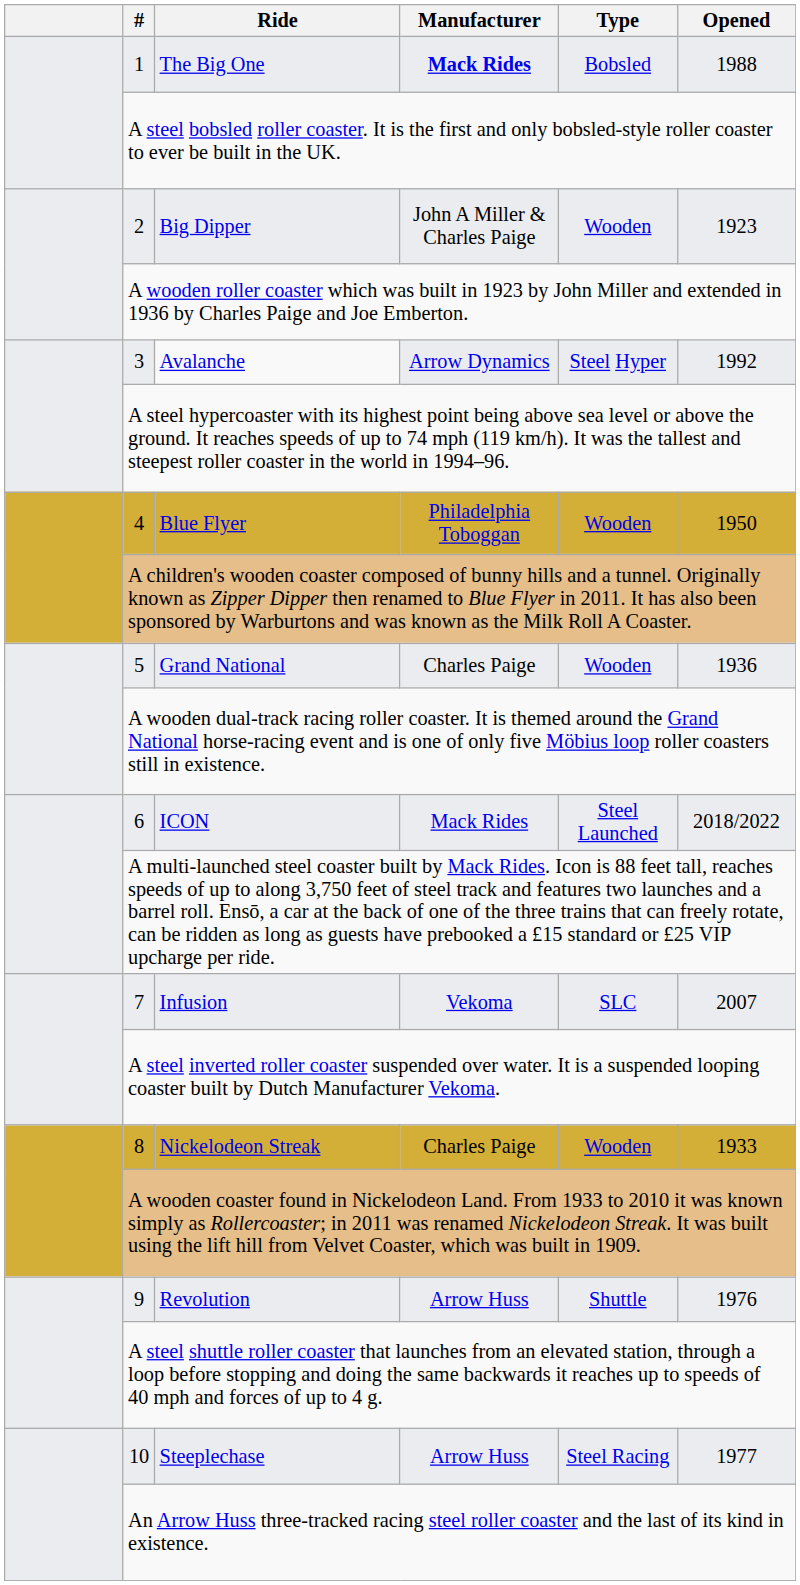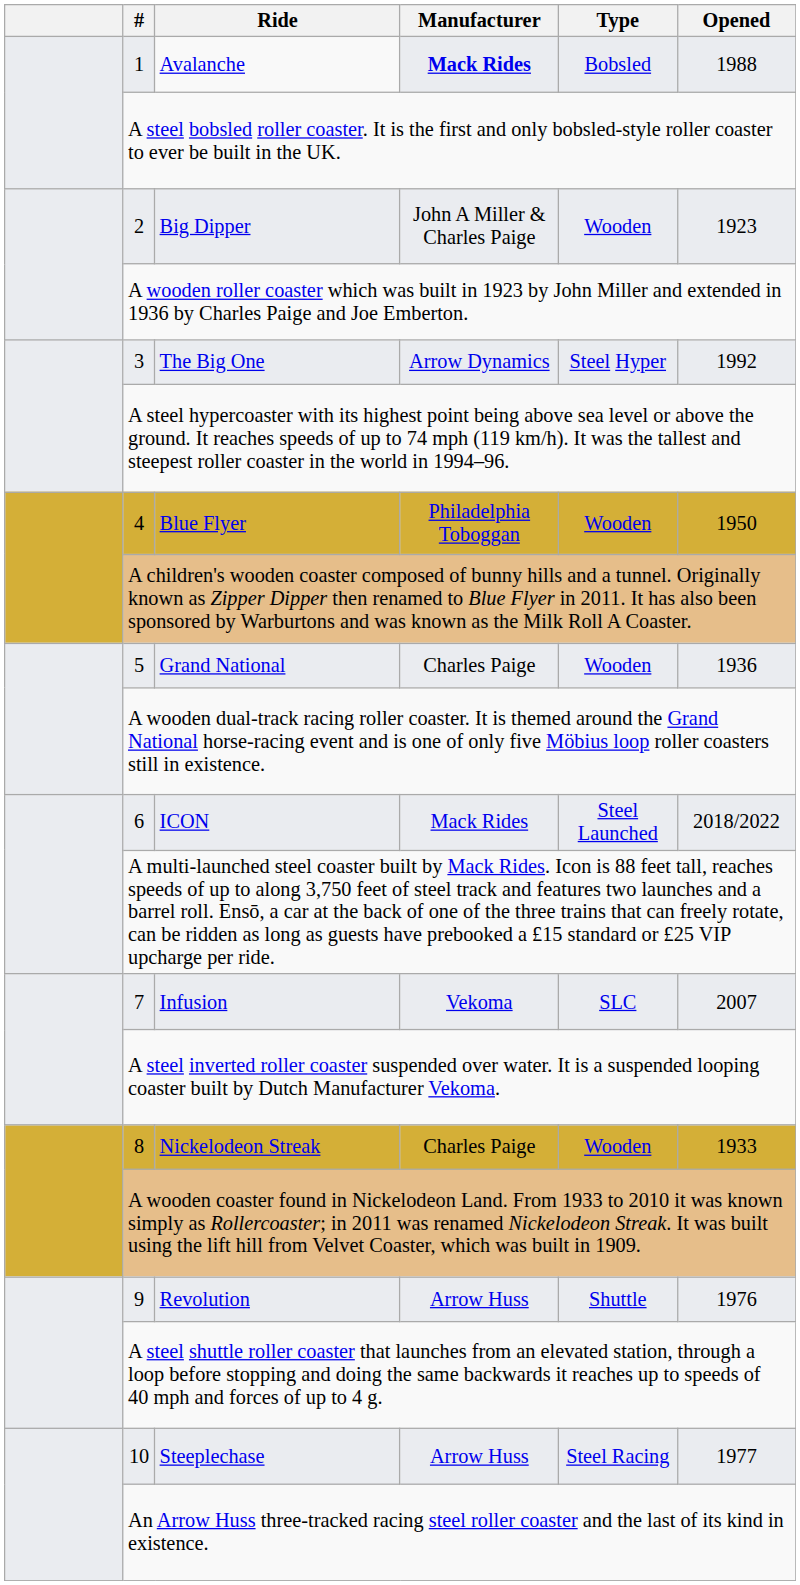(212, 64) The Big One -> (202, 64) Avalanche
(202, 362) Avalanche -> (212, 362) The Big One
